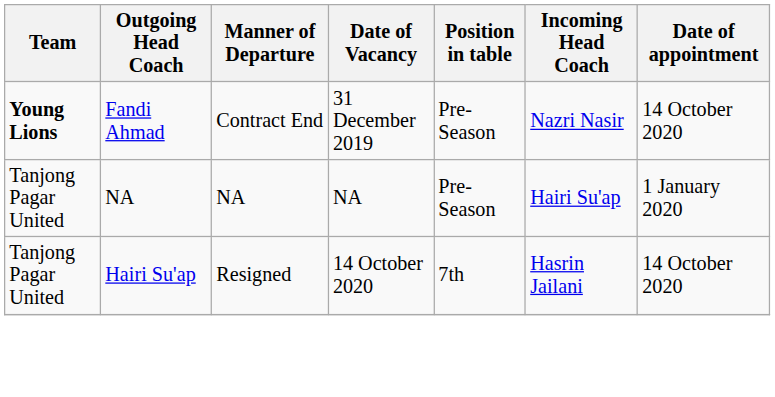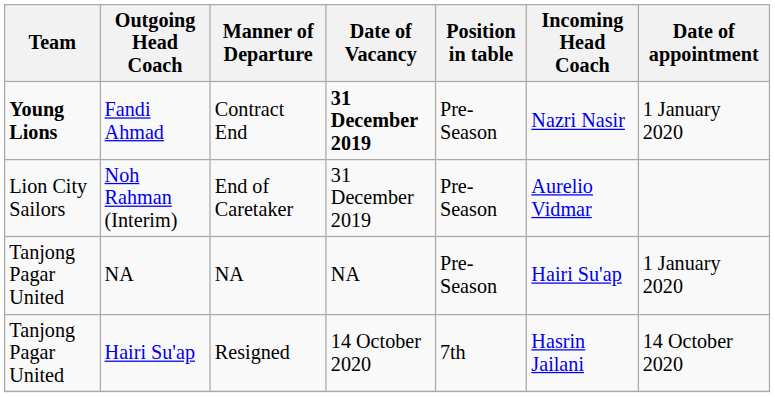(374, 120) normal -> (374, 120) bold
(687, 120) 14 October 2020 -> (682, 120) 1 January 2020
+ row: (141, 197)
